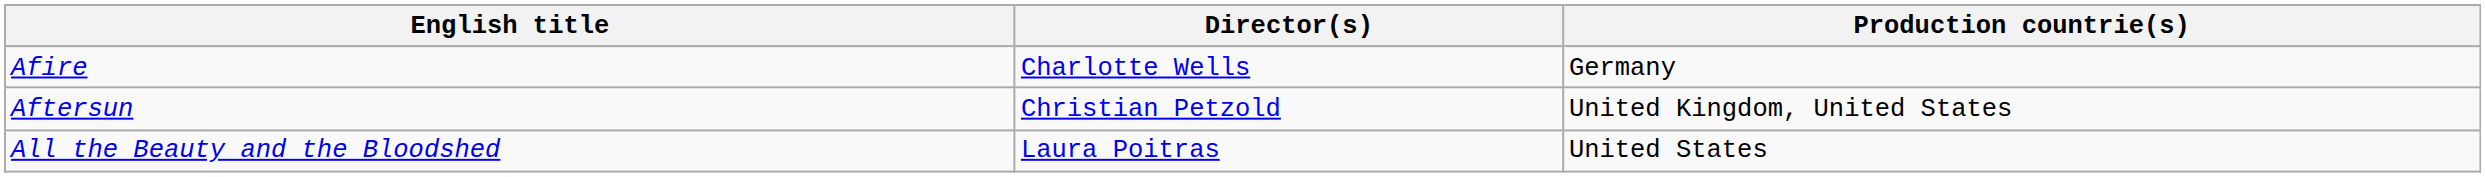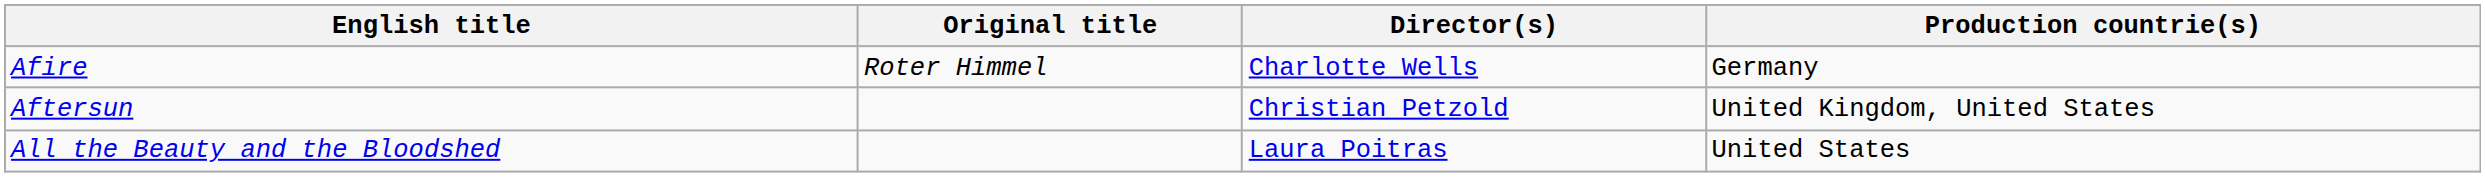+ column: (1050, 26)
